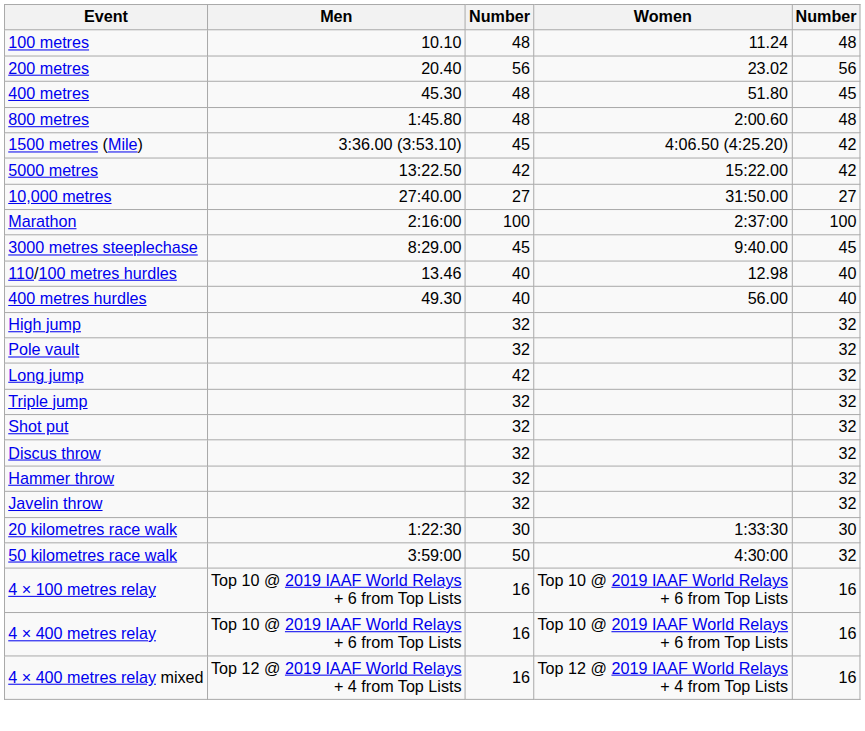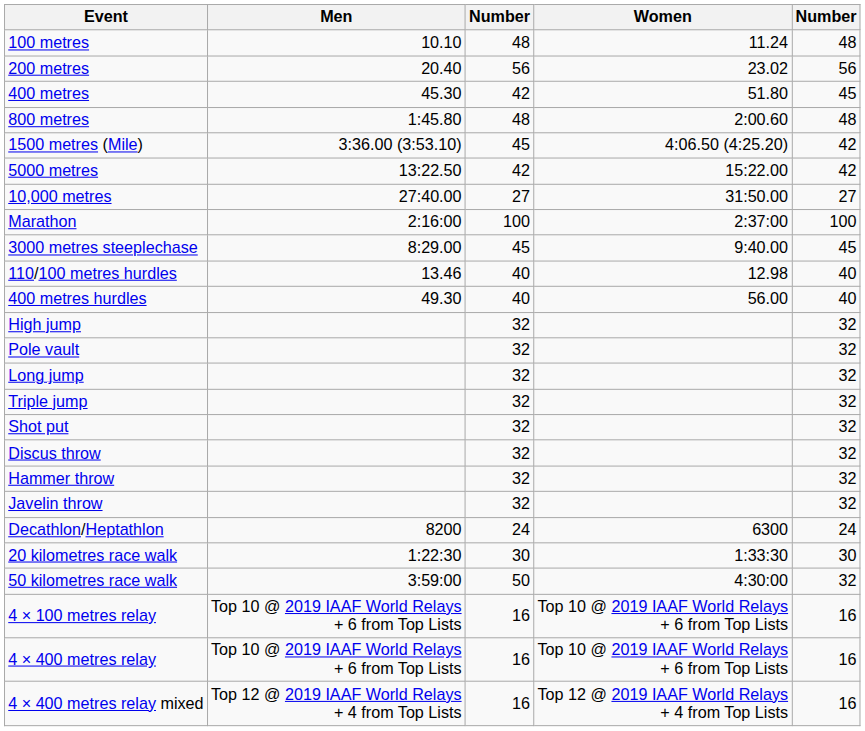(521, 94) 48 -> (521, 94) 42
(521, 376) 42 -> (521, 376) 32
+ row: (86, 529)
